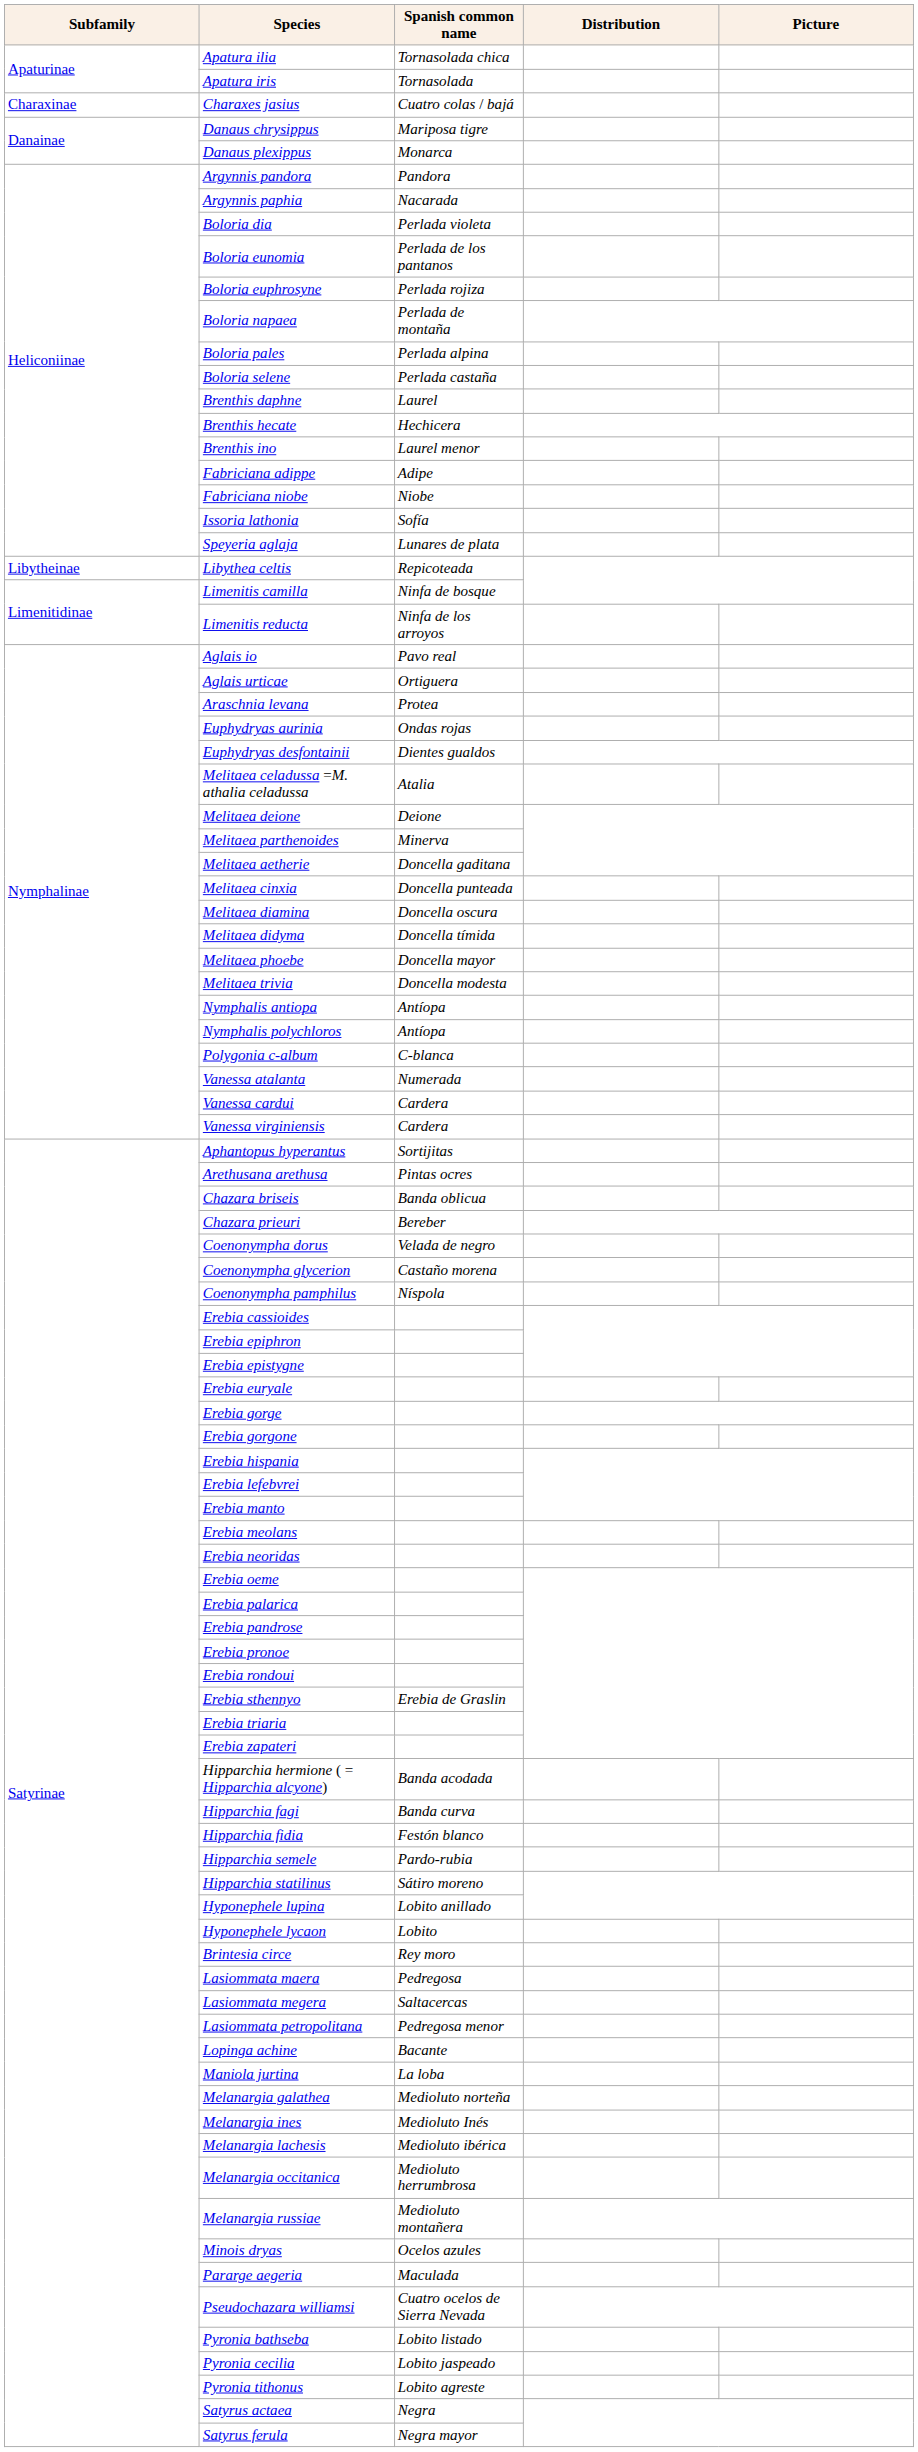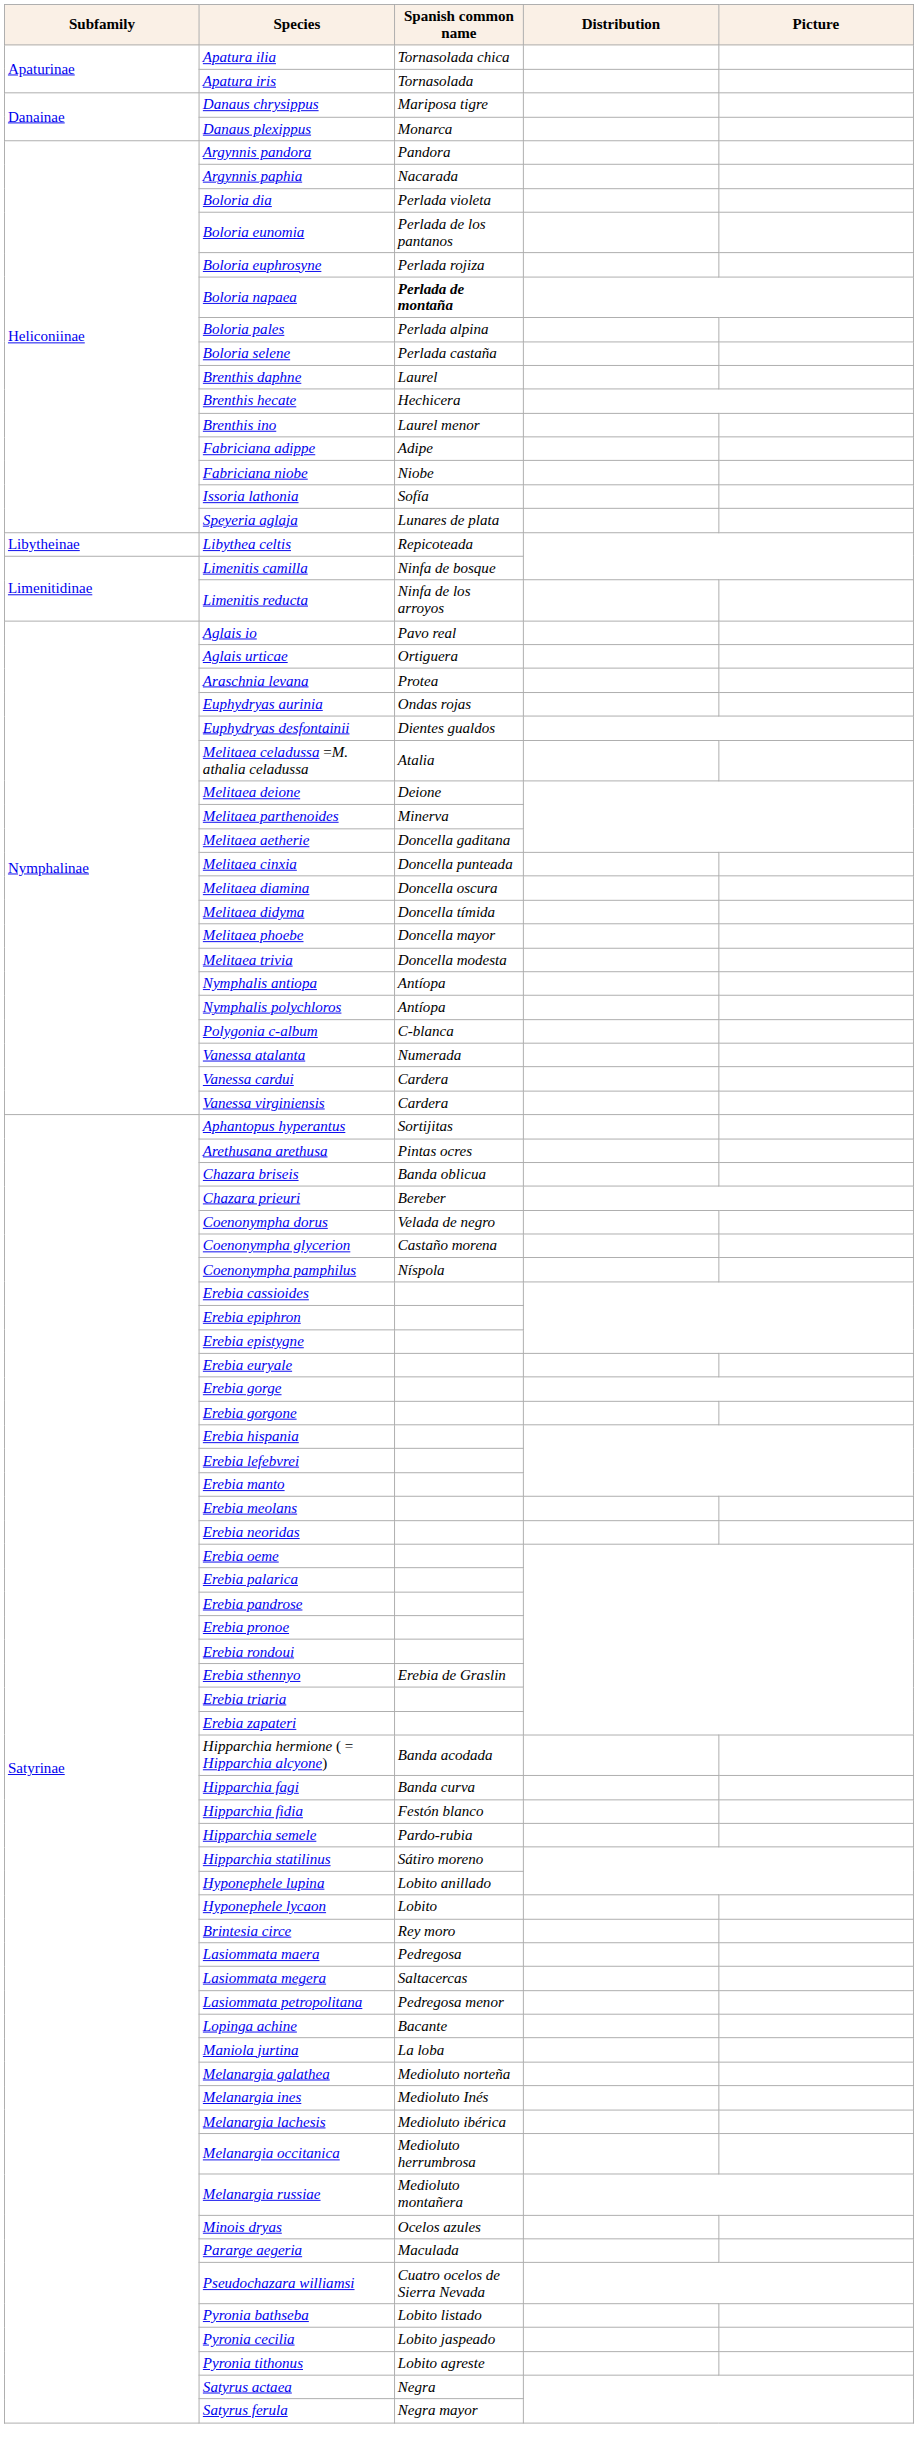- row: (251, 104)
(431, 321) normal -> (431, 297) bold
